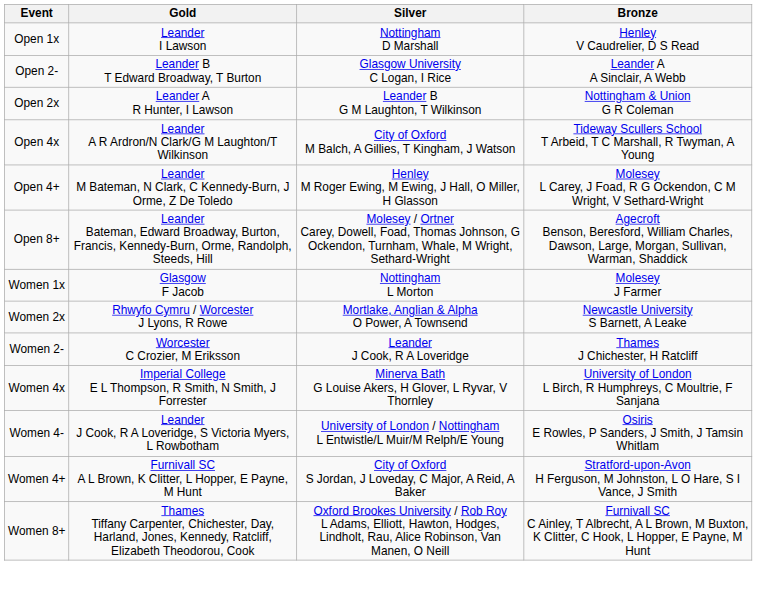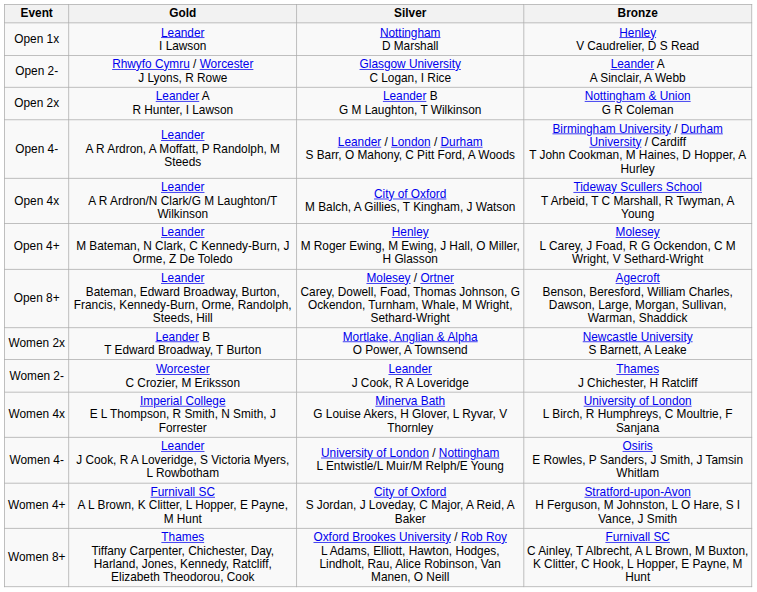(183, 71) Leander B T Edward Broadway, T Burton -> (183, 71) Rhwyfo Cymru / Worcester J Lyons, R Rowe
+ row: (37, 148)
- row: (37, 285)
(183, 317) Rhwyfo Cymru / Worcester J Lyons, R Rowe -> (183, 343) Leander B T Edward Broadway, T Burton
